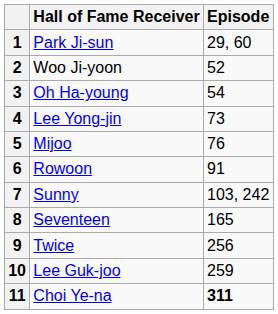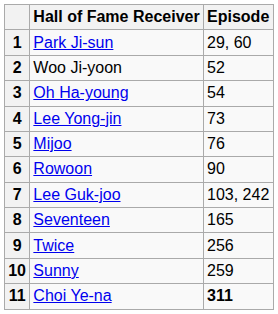(216, 169) 91 -> (216, 169) 90
(56, 194) Sunny -> (77, 194) Lee Guk-joo
(77, 270) Lee Guk-joo -> (56, 270) Sunny
